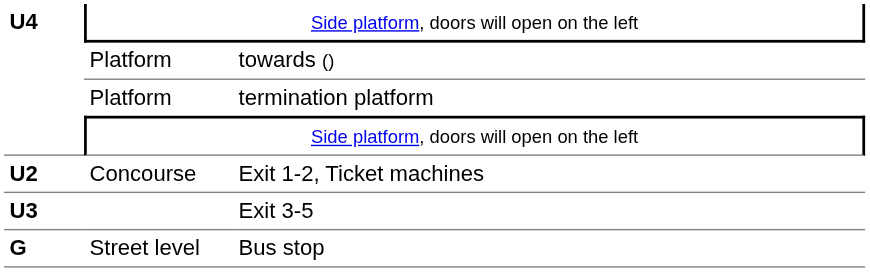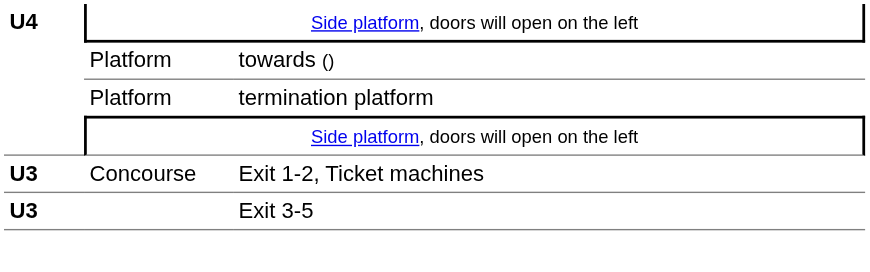(24, 173) U2 -> (24, 173) U3
- row: (145, 248)
